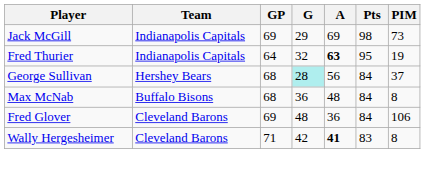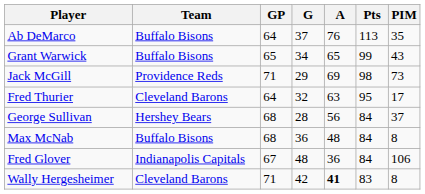+ row: (41, 35)
+ row: (47, 55)
(190, 35) Indianapolis Capitals -> (179, 76) Providence Reds
(270, 35) 69 -> (270, 76) 71
(190, 55) Indianapolis Capitals -> (182, 96) Cleveland Barons
(334, 55) bold -> (334, 96) normal
(398, 55) 19 -> (398, 96) 17
(302, 76) paleturquoise background -> (302, 117) no background
(182, 117) Cleveland Barons -> (190, 158) Indianapolis Capitals
(270, 117) 69 -> (270, 158) 67
